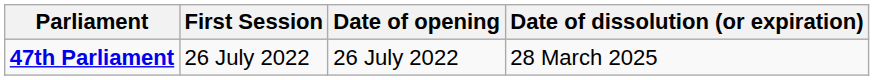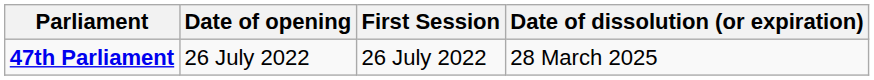columns swapped: (417, 22) <-> (254, 22)
